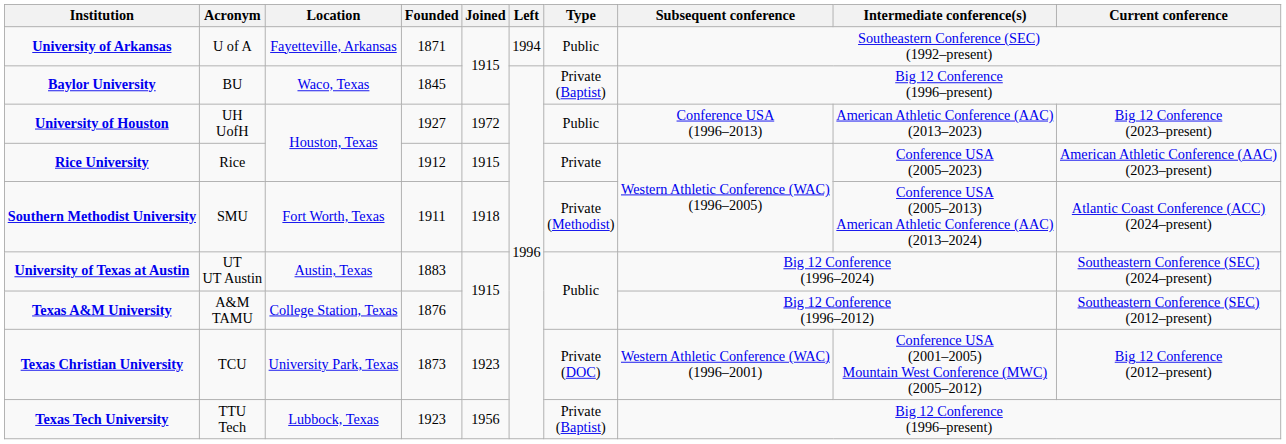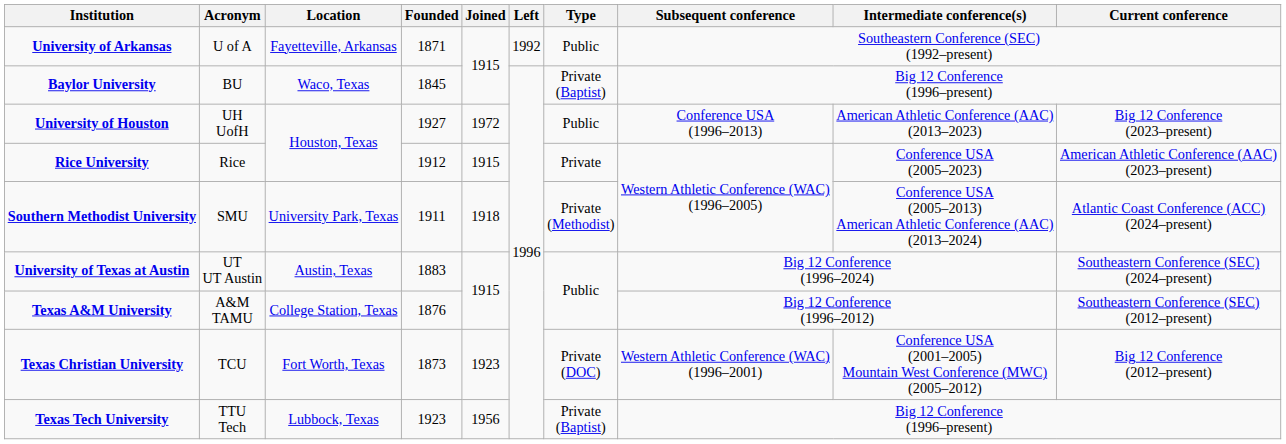(526, 46) 1994 -> (526, 46) 1992
(333, 216) Fort Worth, Texas -> (333, 216) University Park, Texas
(333, 364) University Park, Texas -> (333, 364) Fort Worth, Texas
